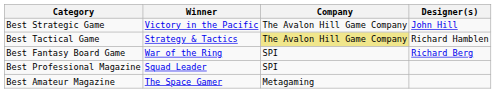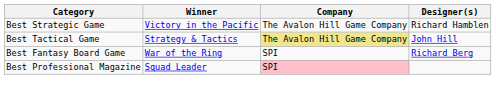(434, 25) John Hill -> (450, 25) Richard Hamblen
(450, 39) Richard Hamblen -> (434, 39) John Hill
(270, 67) no background -> (270, 67) pink background
- row: (61, 81)
